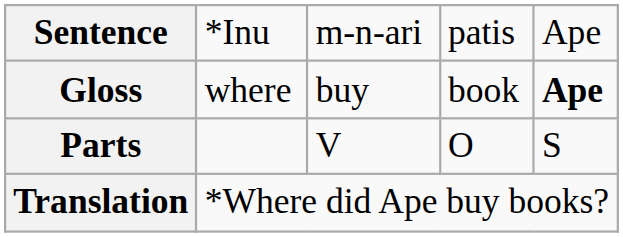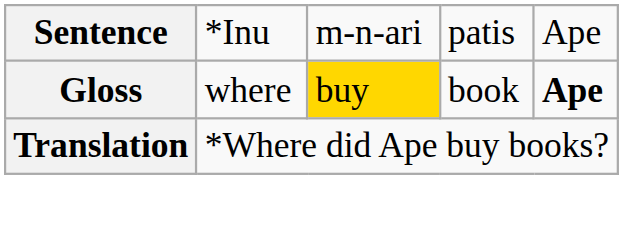(342, 88) no background -> (342, 88) gold background
- row: (101, 145)
